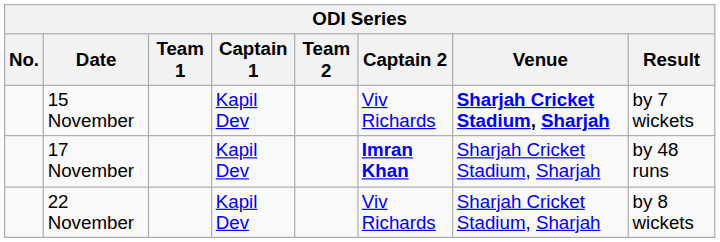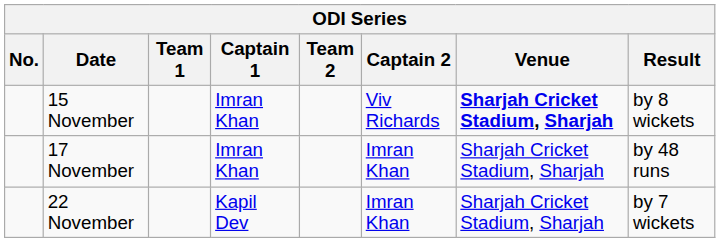(237, 110) Kapil Dev -> (239, 110) Imran Khan
(663, 110) by 7 wickets -> (664, 110) by 8 wickets
(237, 161) Kapil Dev -> (239, 161) Imran Khan
(387, 161) bold -> (390, 161) normal
(399, 211) Viv Richards -> (390, 211) Imran Khan
(663, 211) by 8 wickets -> (664, 211) by 7 wickets
